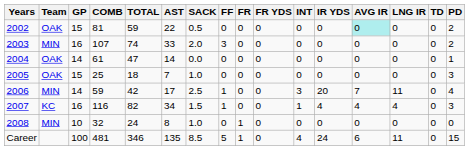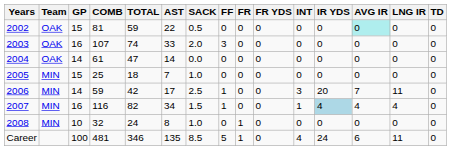- column: (455, 12)
(51, 43) MIN -> (52, 43) OAK
(52, 75) OAK -> (51, 75) MIN
(48, 106) KC -> (51, 106) MIN
(320, 106) no background -> (320, 106) lightblue background
